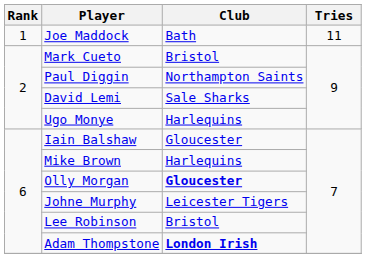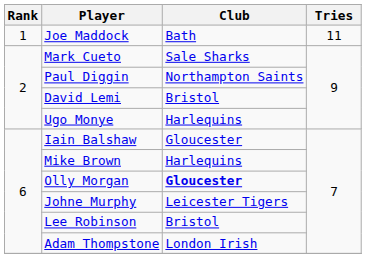(192, 56) Bristol -> (208, 56) Sale Sharks
(208, 98) Sale Sharks -> (192, 98) Bristol
(211, 243) bold -> (211, 243) normal
